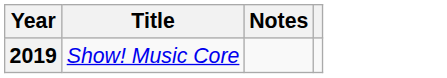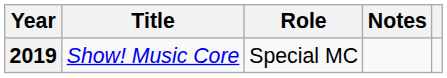+ column: (304, 21)
